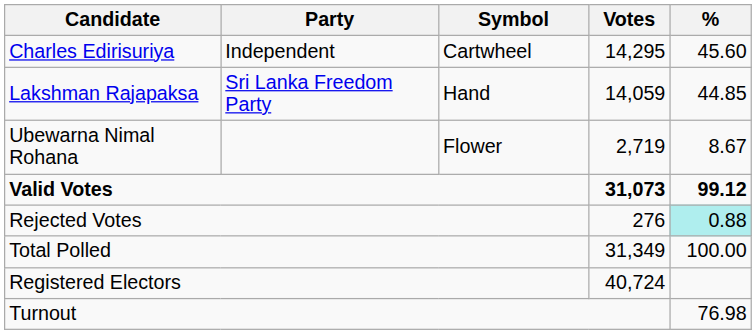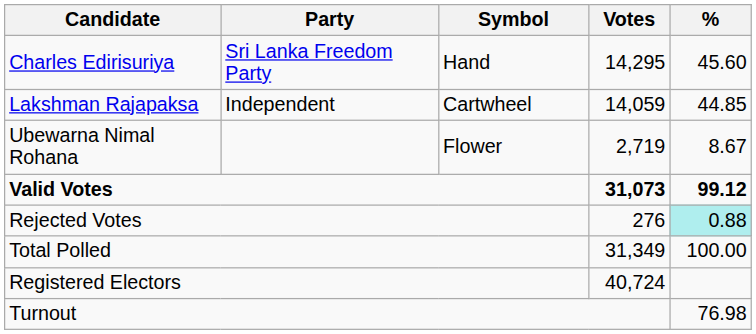(280, 51) Independent -> (309, 62) Sri Lanka Freedom Party
(487, 51) Cartwheel -> (467, 62) Hand
(309, 93) Sri Lanka Freedom Party -> (280, 104) Independent
(467, 93) Hand -> (487, 104) Cartwheel
